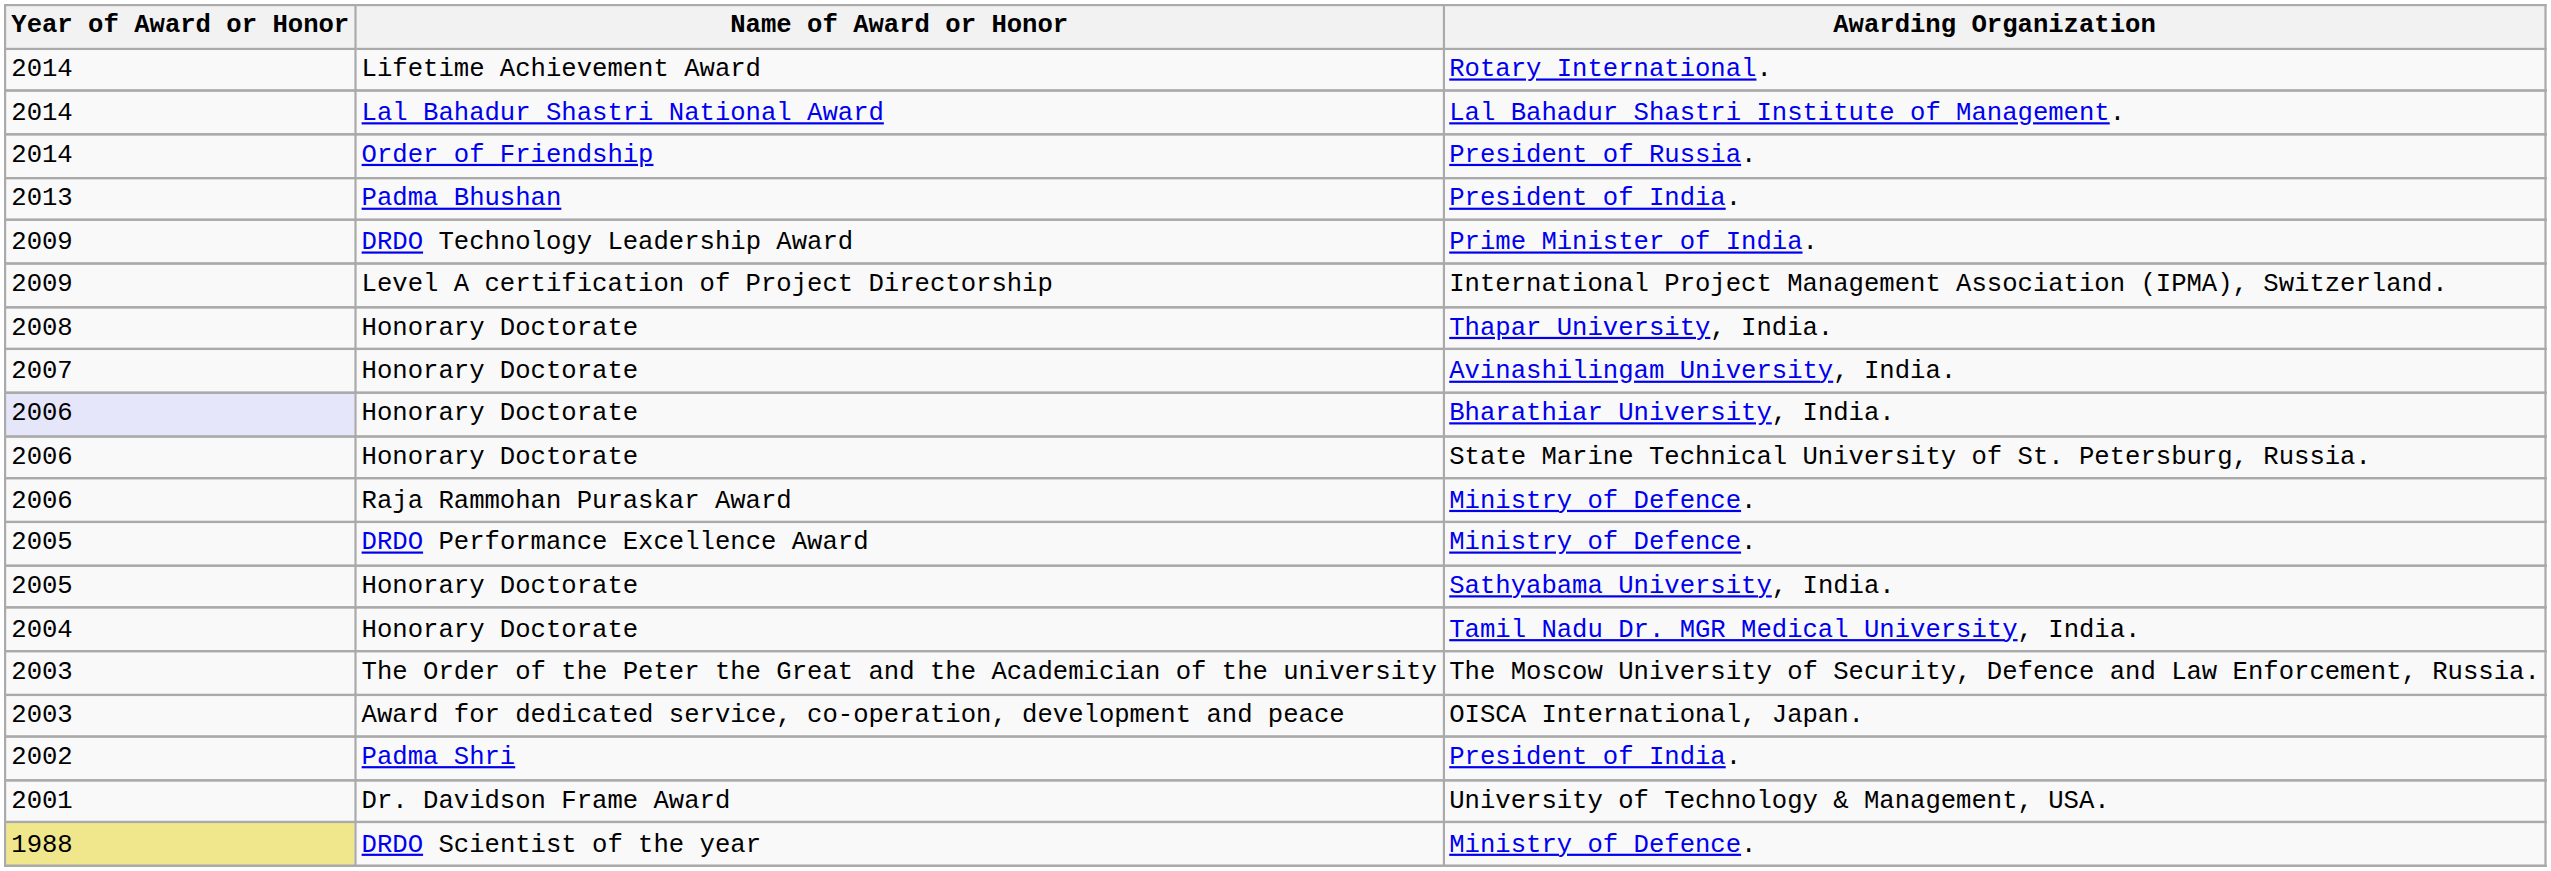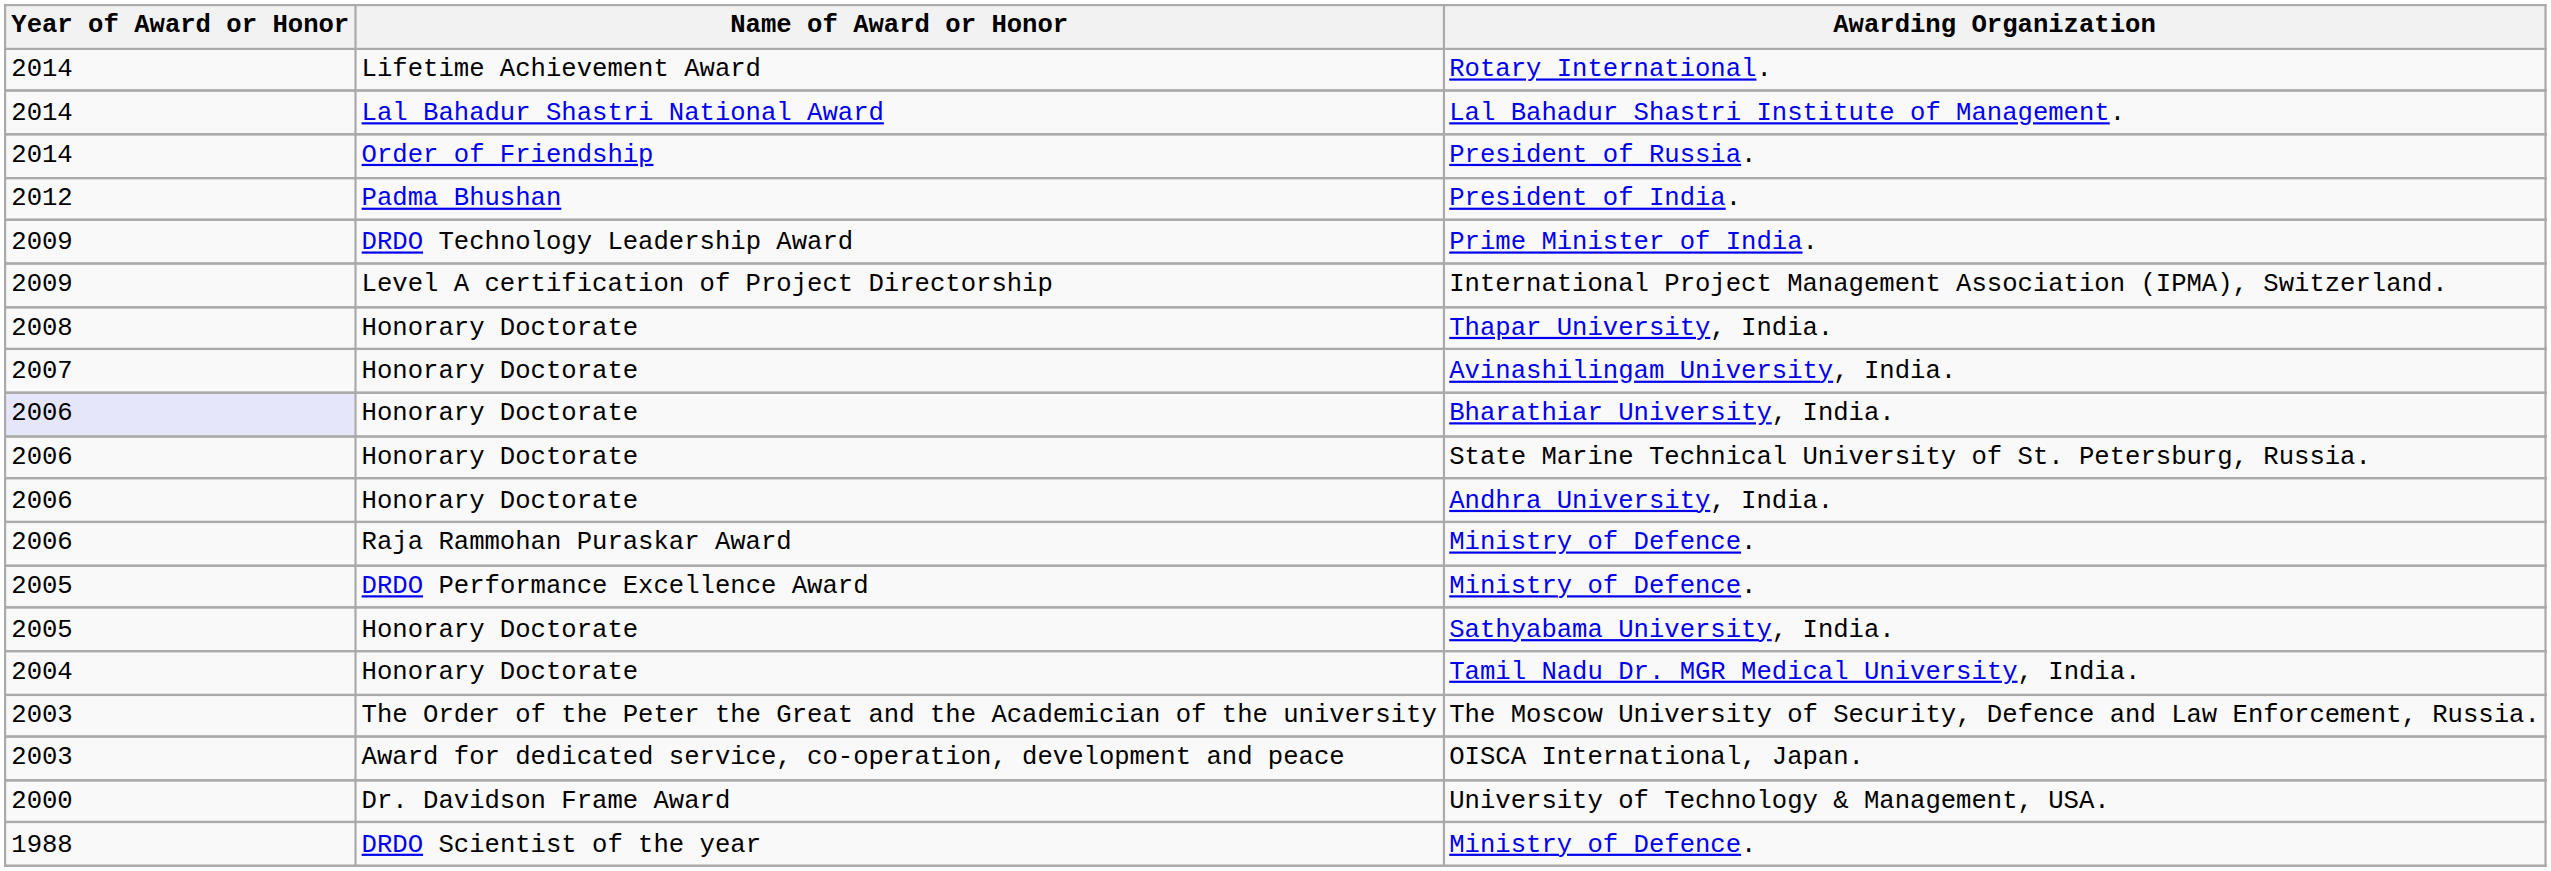(42, 198) 2013 -> (42, 198) 2012
+ row: (500, 500)
- row: (438, 758)
(42, 801) 2001 -> (42, 801) 2000
(42, 844) khaki background -> (42, 844) no background
